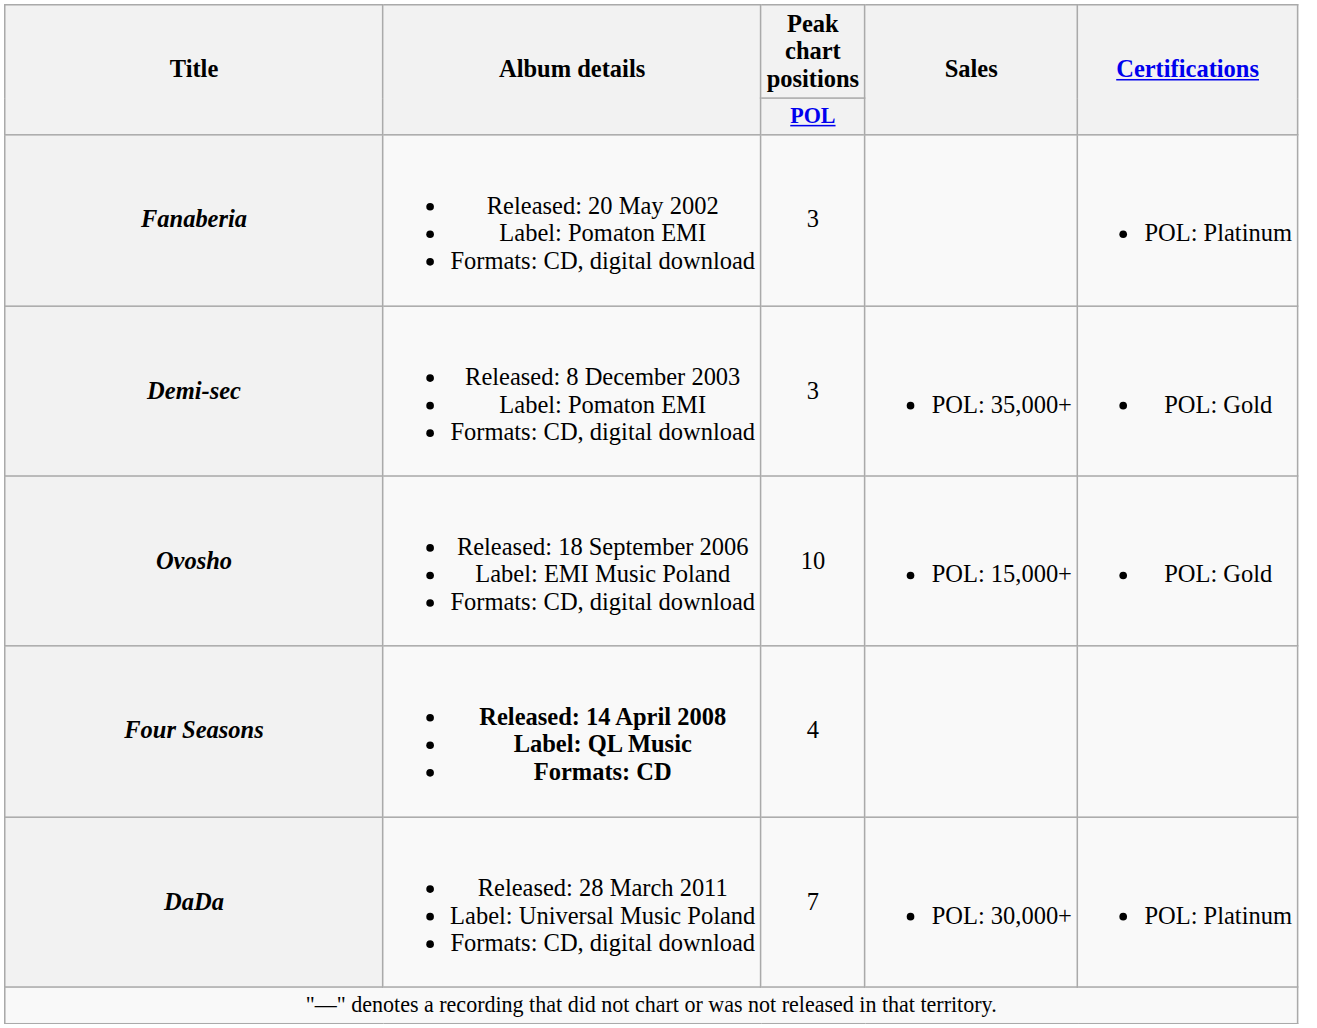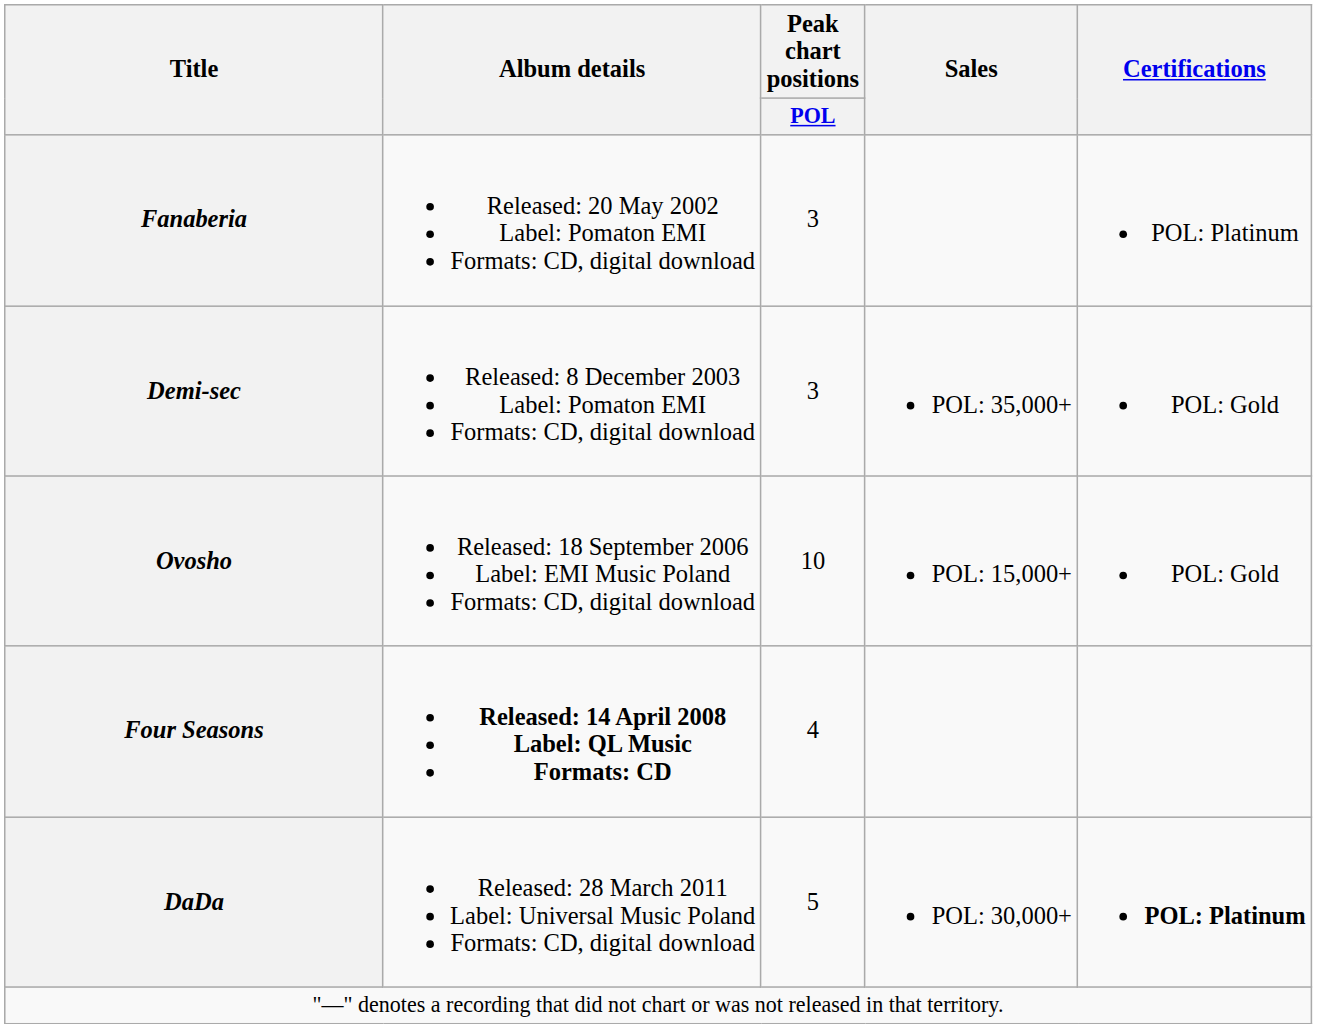(813, 901) 7 -> (813, 901) 5
(1188, 916) normal -> (1194, 916) bold
